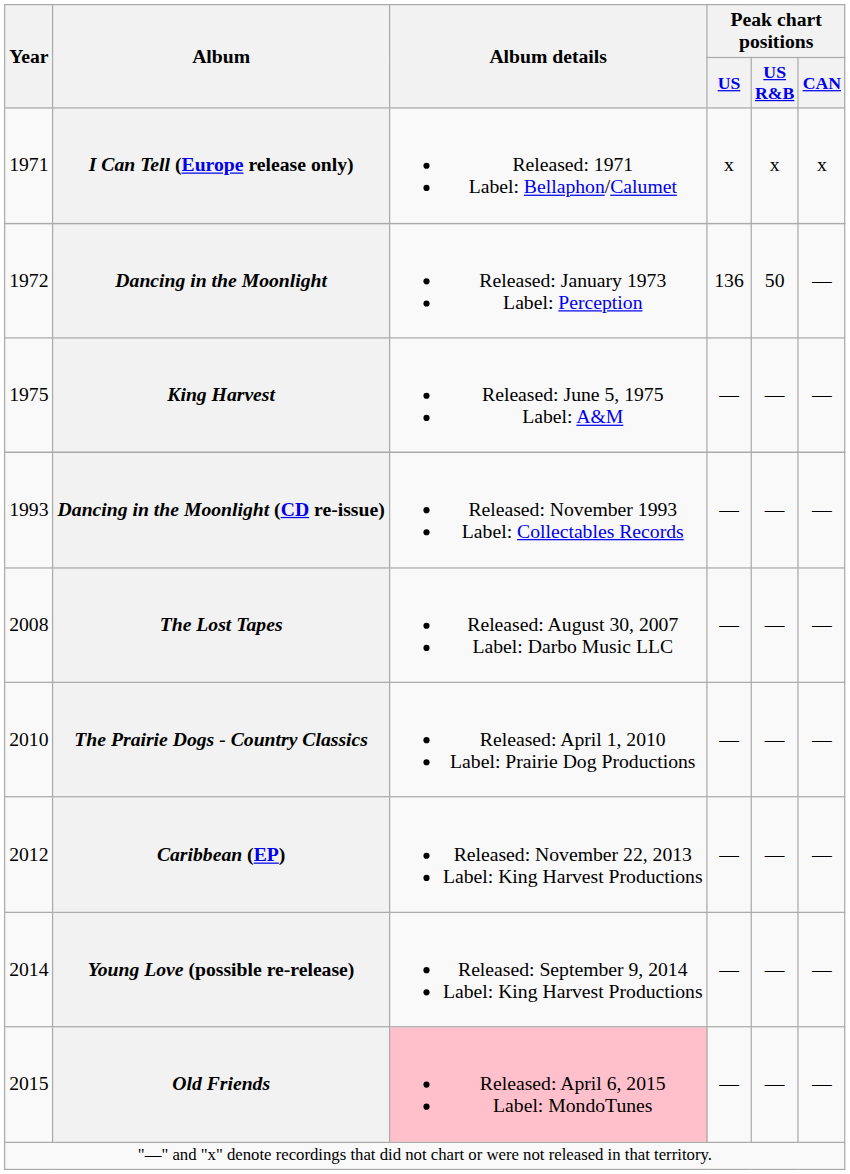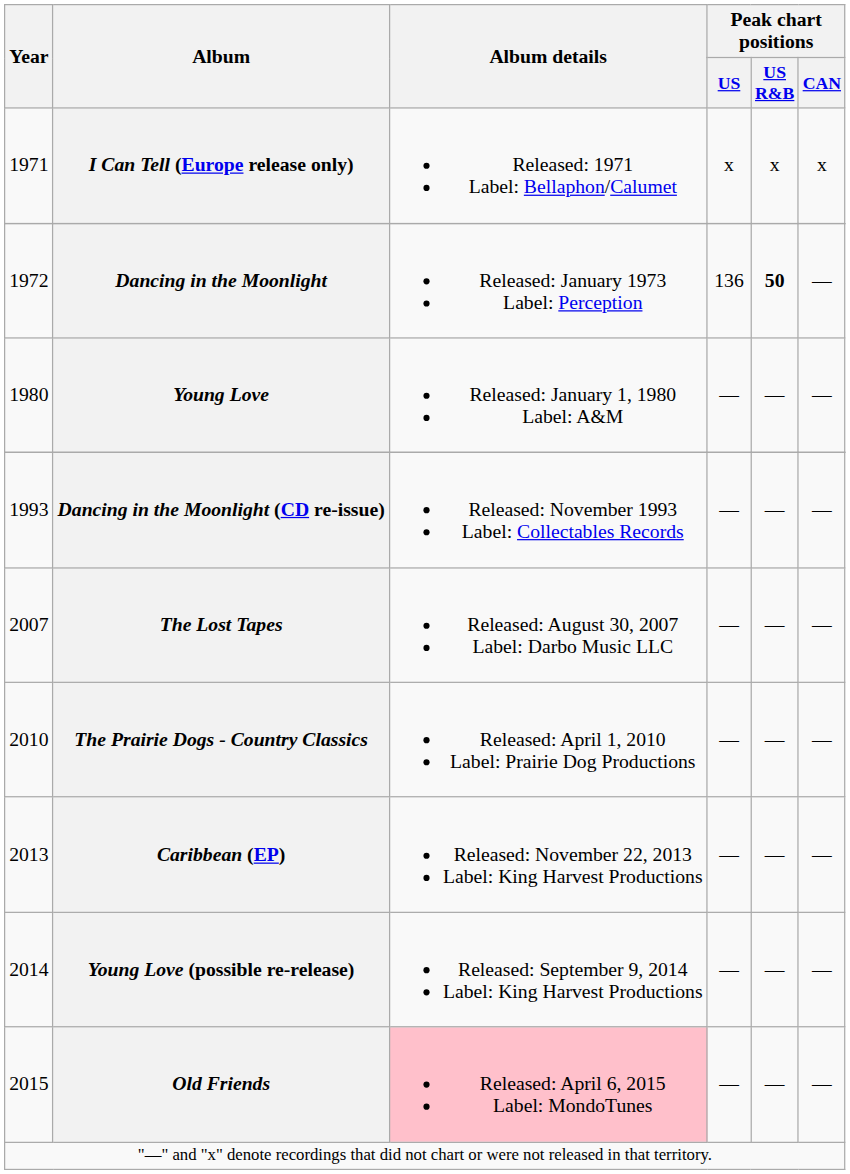(775, 280) normal -> (775, 280) bold
- row: (221, 395)
+ row: (221, 395)
(29, 624) 2008 -> (29, 624) 2007
(29, 854) 2012 -> (29, 854) 2013
